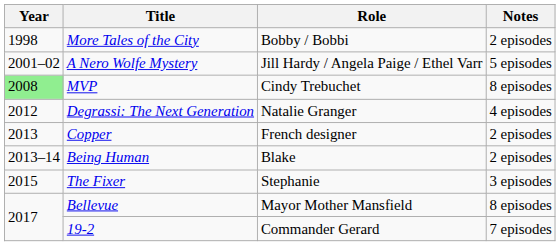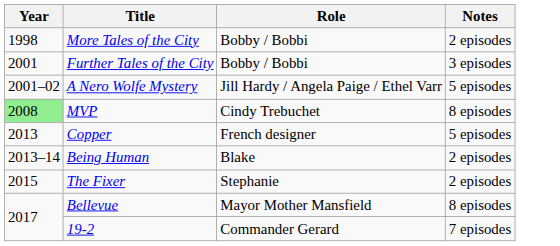+ row: (140, 63)
- row: (160, 110)
(521, 134) 2 episodes -> (480, 134) 5 episodes
(521, 181) 3 episodes -> (480, 181) 2 episodes
